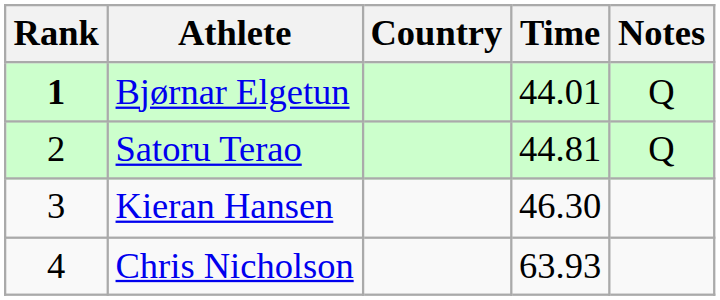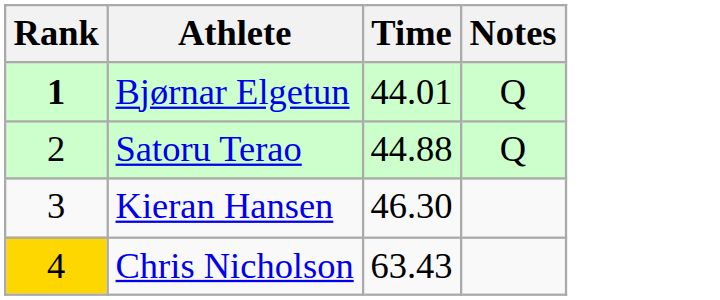- column: (436, 33)
(560, 149) 44.81 -> (412, 149) 44.88
(56, 264) no background -> (56, 264) gold background
(560, 264) 63.93 -> (412, 264) 63.43
